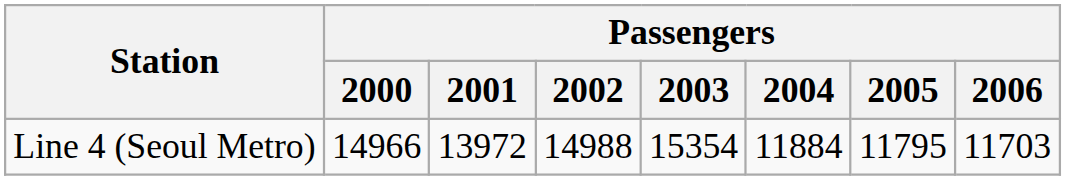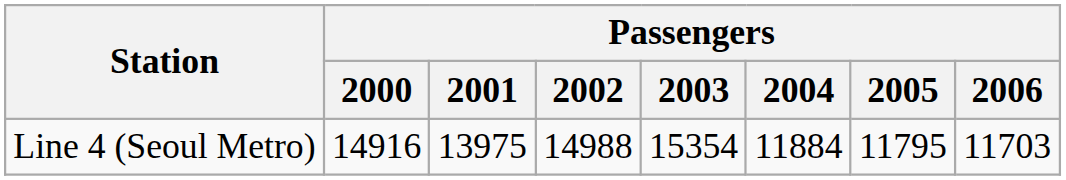(377, 145) 14966 -> (377, 145) 14916
(482, 145) 13972 -> (482, 145) 13975
